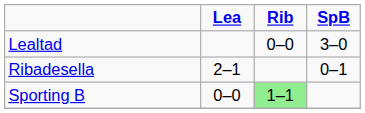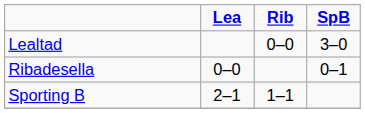(227, 70) 2–1 -> (227, 70) 0–0
(227, 96) 0–0 -> (227, 96) 2–1
(280, 96) lightgreen background -> (280, 96) no background
